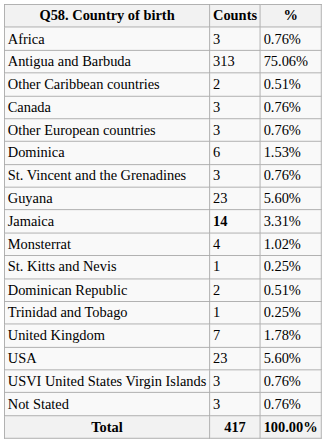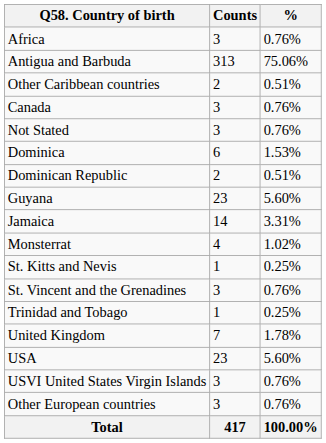rows swapped: (82, 130) <-> (38, 404)
rows swapped: (68, 289) <-> (97, 175)
(220, 221) bold -> (220, 221) normal
